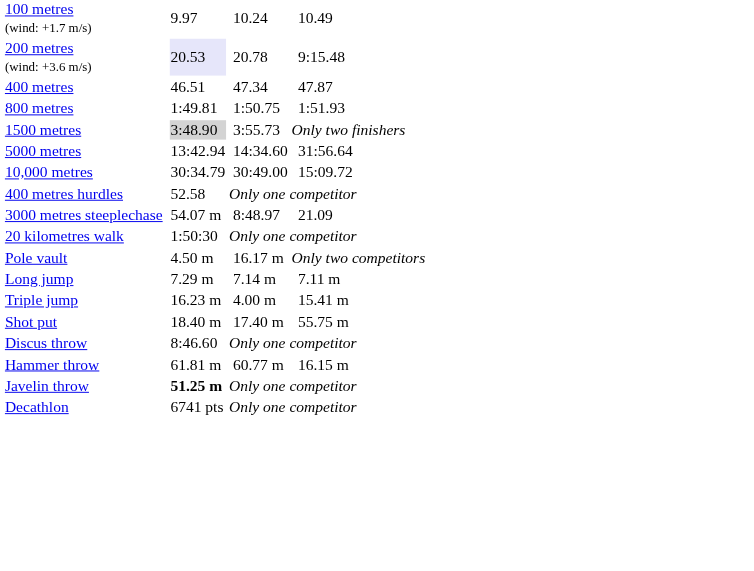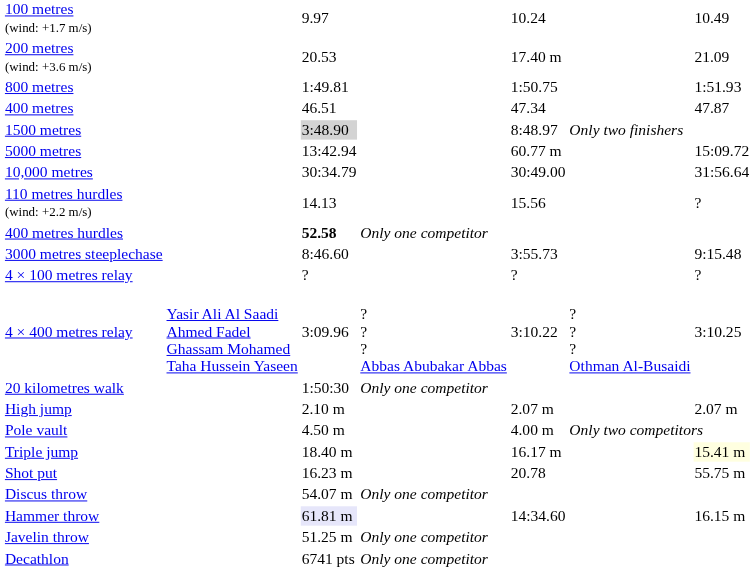(188, 57) lavender background -> (319, 57) no background
(250, 57) 20.78 -> (536, 57) 17.40 m
(321, 57) 9:15.48 -> (712, 57) 21.09
rows swapped: (39, 87) <-> (39, 108)
(256, 129) 3:55.73 -> (534, 129) 8:48.97
(260, 151) 14:34.60 -> (536, 151) 60.77 m
(325, 151) 31:56.64 -> (722, 151) 15:09.72
(325, 172) 15:09.72 -> (722, 172) 31:56.64
+ row: (64, 202)
(188, 193) normal -> (319, 232) bold
(196, 215) 54.07 m -> (325, 254) 8:46.60
(256, 215) 8:48.97 -> (534, 254) 3:55.73
(315, 215) 21.09 -> (718, 254) 9:15.48
+ row: (69, 275)
+ row: (69, 331)
+ row: (38, 409)
(258, 257) 16.17 m -> (532, 430) 4.00 m
- row: (39, 279)
(196, 300) 16.23 m -> (327, 451) 18.40 m
(254, 300) 4.00 m -> (536, 451) 16.17 m
(323, 300) no background -> (720, 451) lightyellow background
(196, 321) 18.40 m -> (327, 473) 16.23 m
(258, 321) 17.40 m -> (528, 473) 20.78
(194, 343) 8:46.60 -> (327, 494) 54.07 m
(196, 364) no background -> (327, 515) lavender background
(258, 364) 60.77 m -> (538, 515) 14:34.60
(196, 386) bold -> (327, 537) normal
